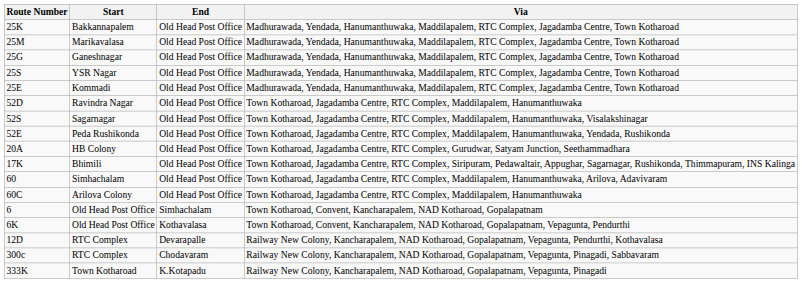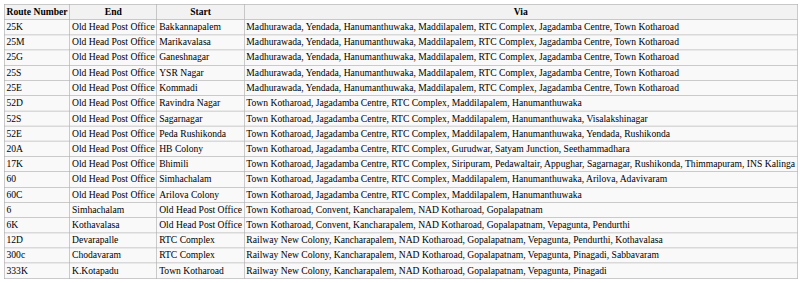columns swapped: (113, 12) <-> (201, 12)
